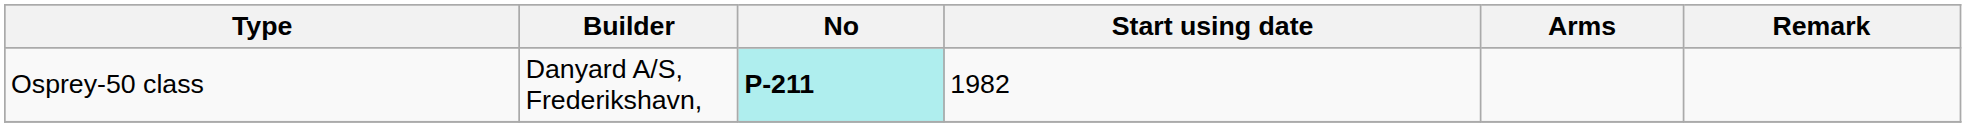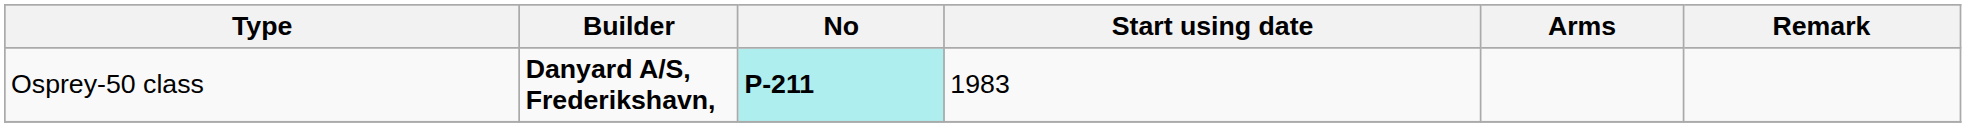(614, 84) normal -> (621, 84) bold
(980, 84) 1982 -> (980, 84) 1983
